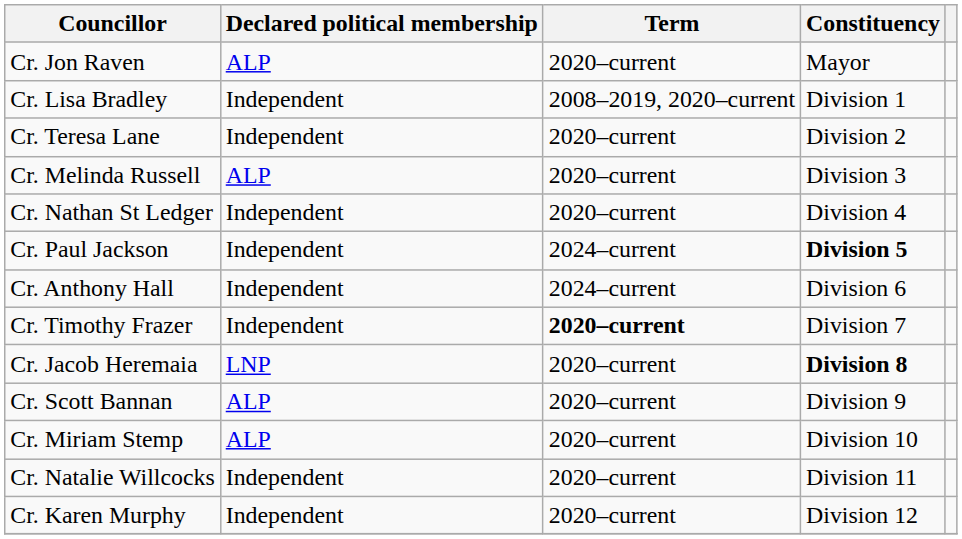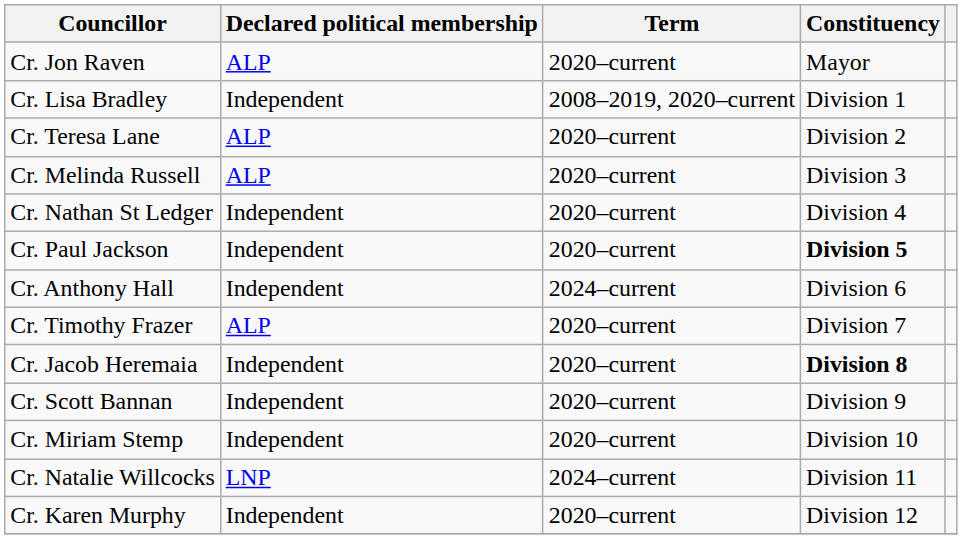(285, 136) Independent -> (248, 136) ALP
(612, 250) 2024–current -> (612, 250) 2020–current
(285, 325) Independent -> (248, 325) ALP
(617, 325) bold -> (612, 325) normal
(248, 363) LNP -> (285, 363) Independent
(248, 401) ALP -> (285, 401) Independent
(248, 439) ALP -> (285, 439) Independent
(285, 477) Independent -> (248, 477) LNP
(612, 477) 2020–current -> (612, 477) 2024–current
